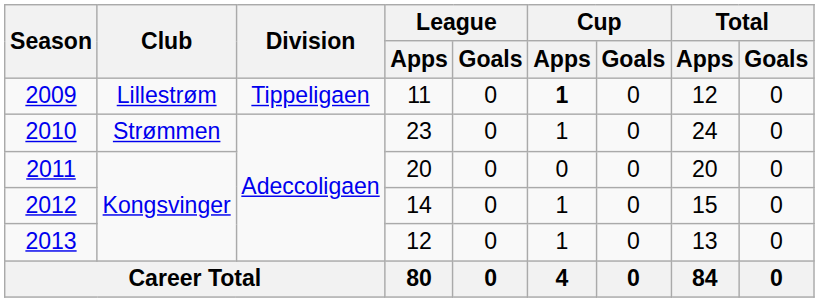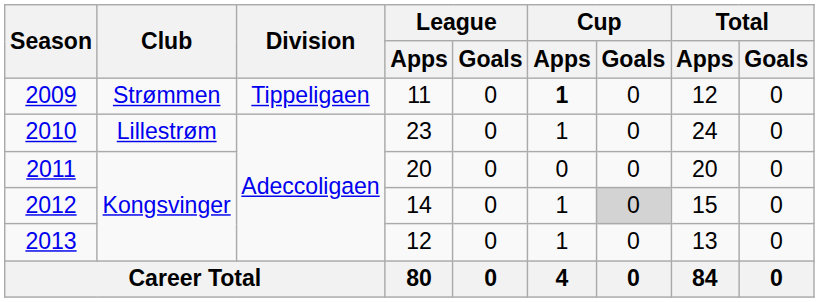(167, 95) Lillestrøm -> (167, 95) Strømmen
(167, 132) Strømmen -> (167, 132) Lillestrøm
(633, 205) no background -> (633, 205) lightgrey background
